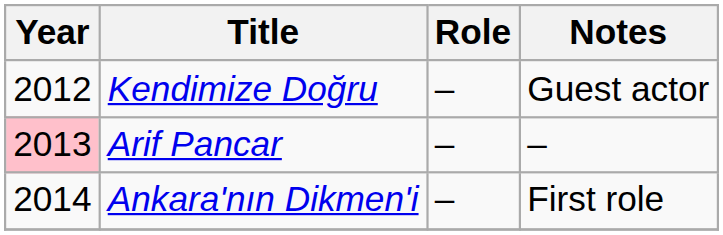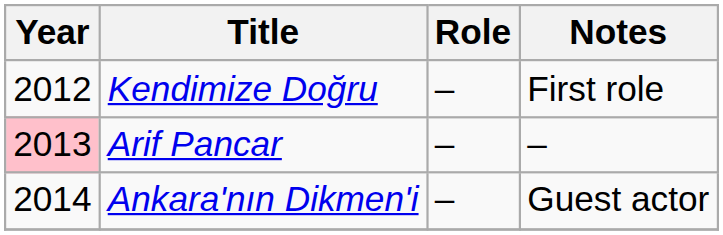(618, 88) Guest actor -> (596, 88) First role
(596, 199) First role -> (618, 199) Guest actor
